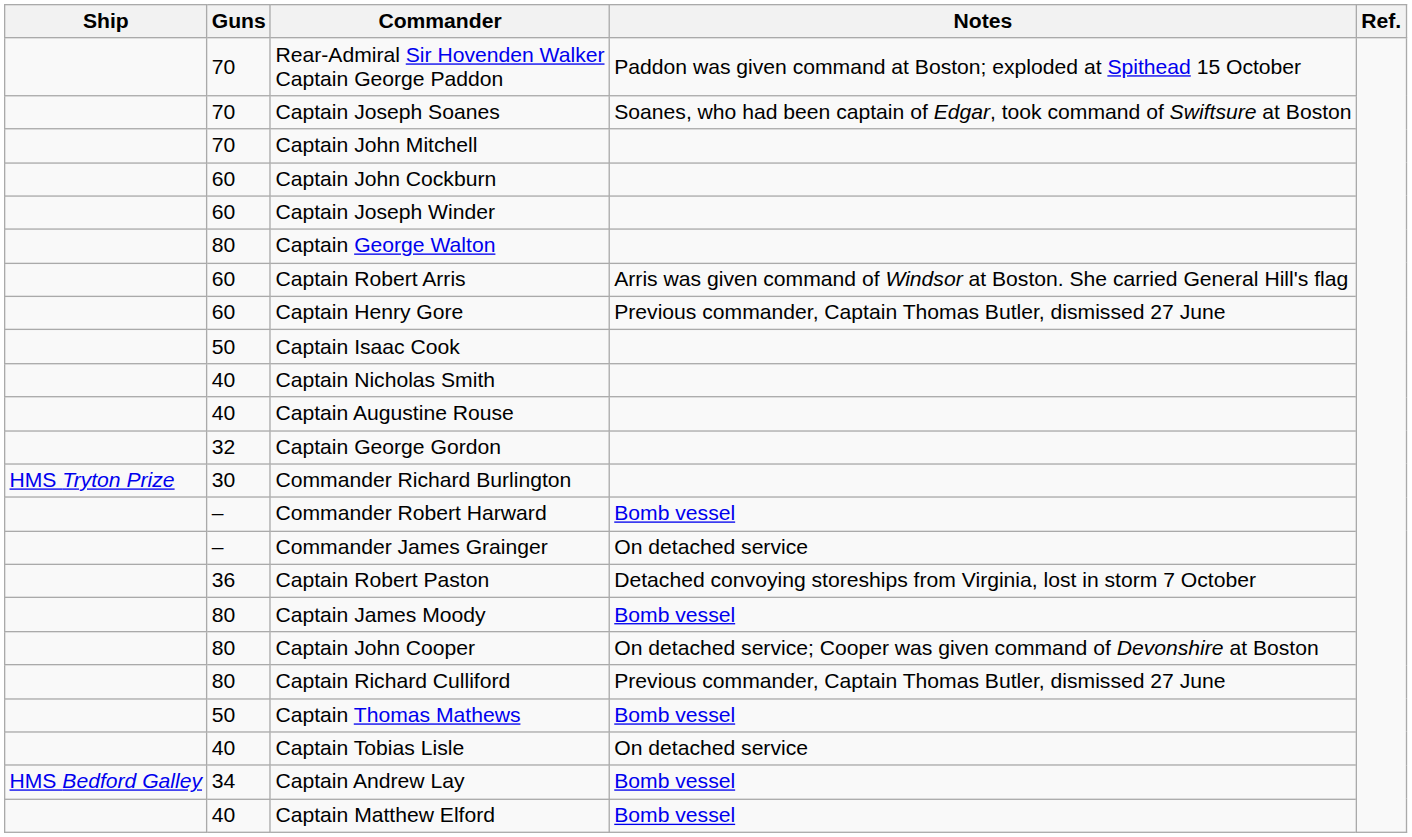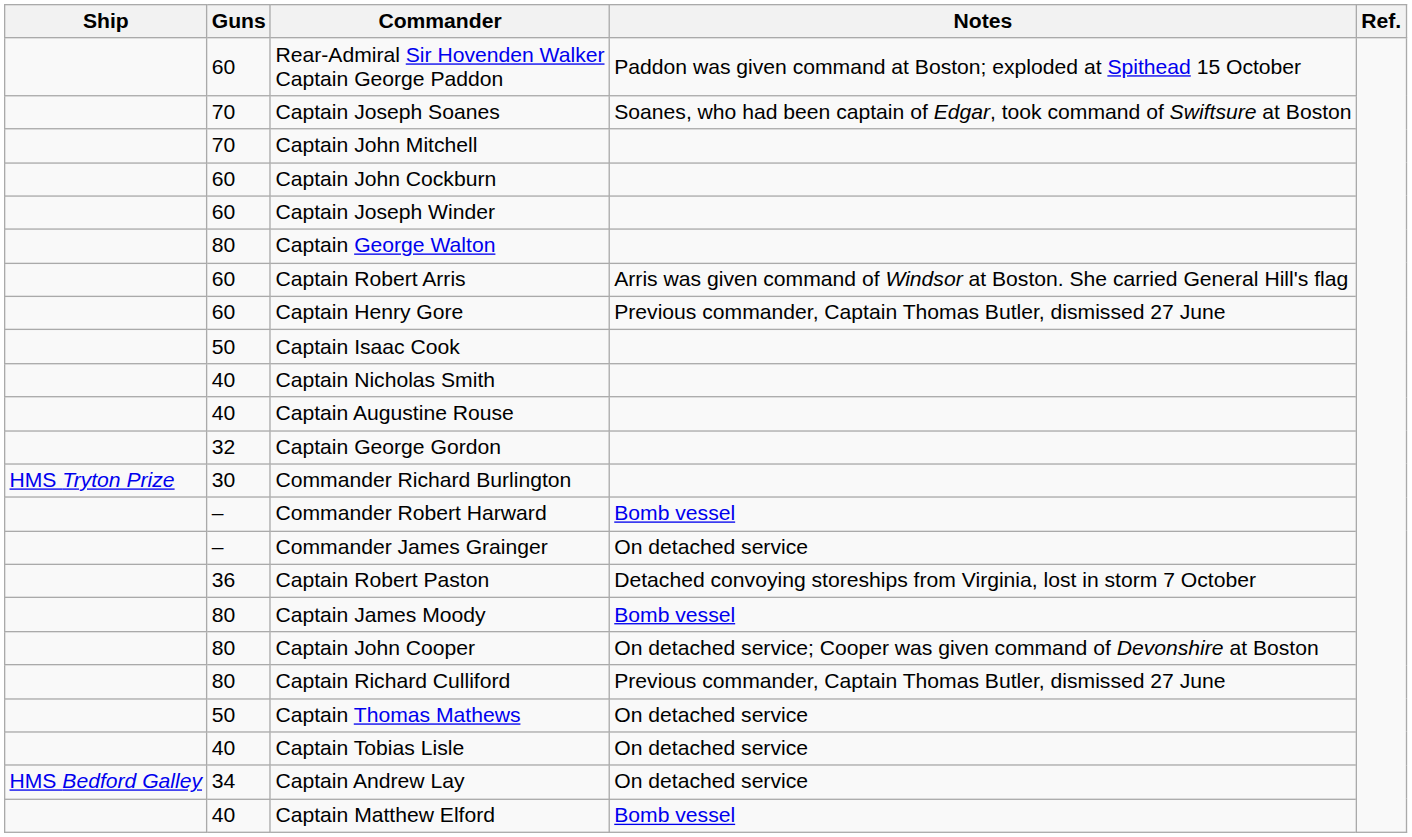(224, 66) 70 -> (224, 66) 60
(675, 714) Bomb vessel -> (711, 714) On detached service
(675, 781) Bomb vessel -> (711, 781) On detached service
